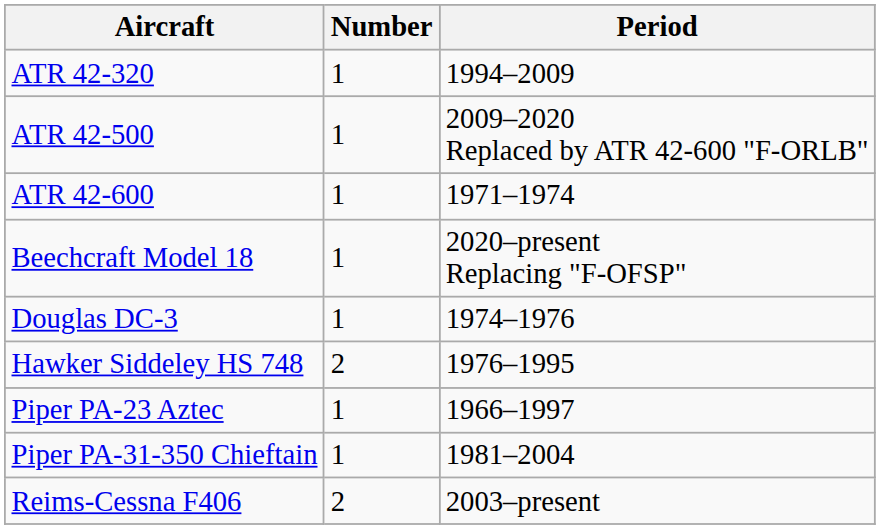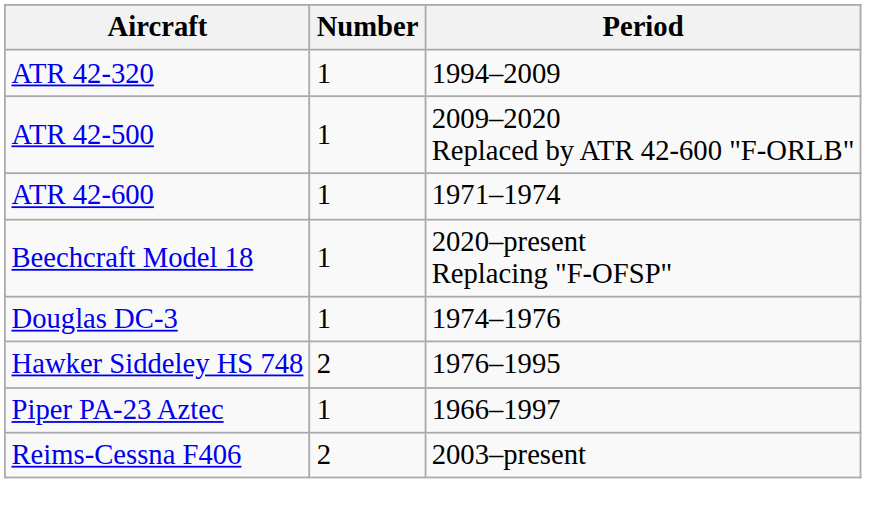- row: (164, 455)
